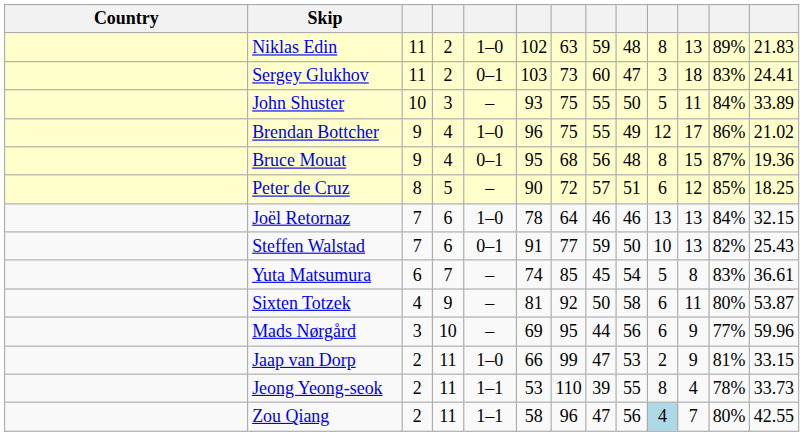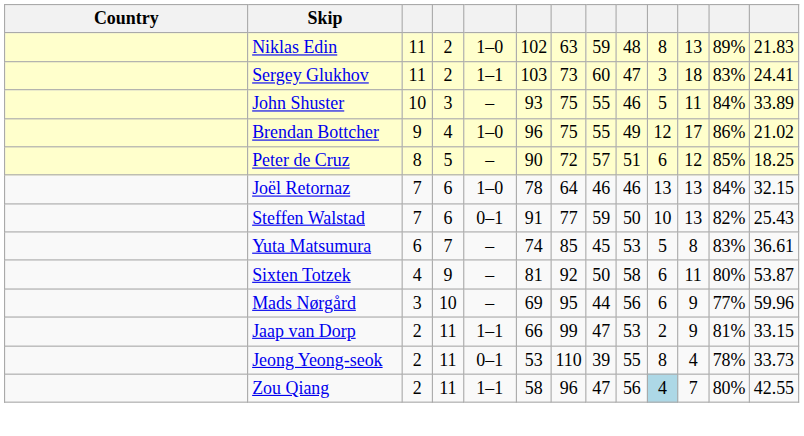(490, 75) 0–1 -> (490, 75) 1–1
(632, 103) 50 -> (632, 103) 46
- row: (299, 160)
(632, 274) 54 -> (632, 246) 53
(490, 359) 1–0 -> (490, 331) 1–1
(490, 388) 1–1 -> (490, 359) 0–1
